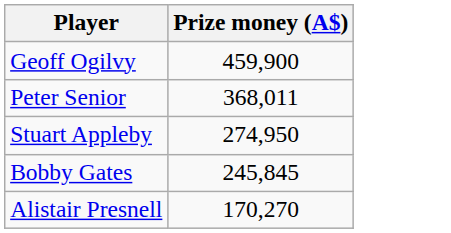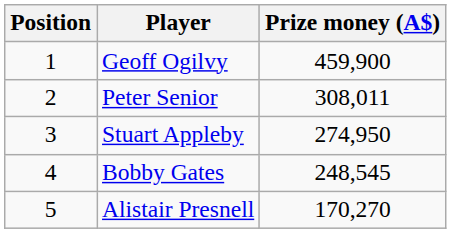+ column: (51, 23)
(261, 97) 368,011 -> (353, 97) 308,011
(261, 172) 245,845 -> (353, 172) 248,545
